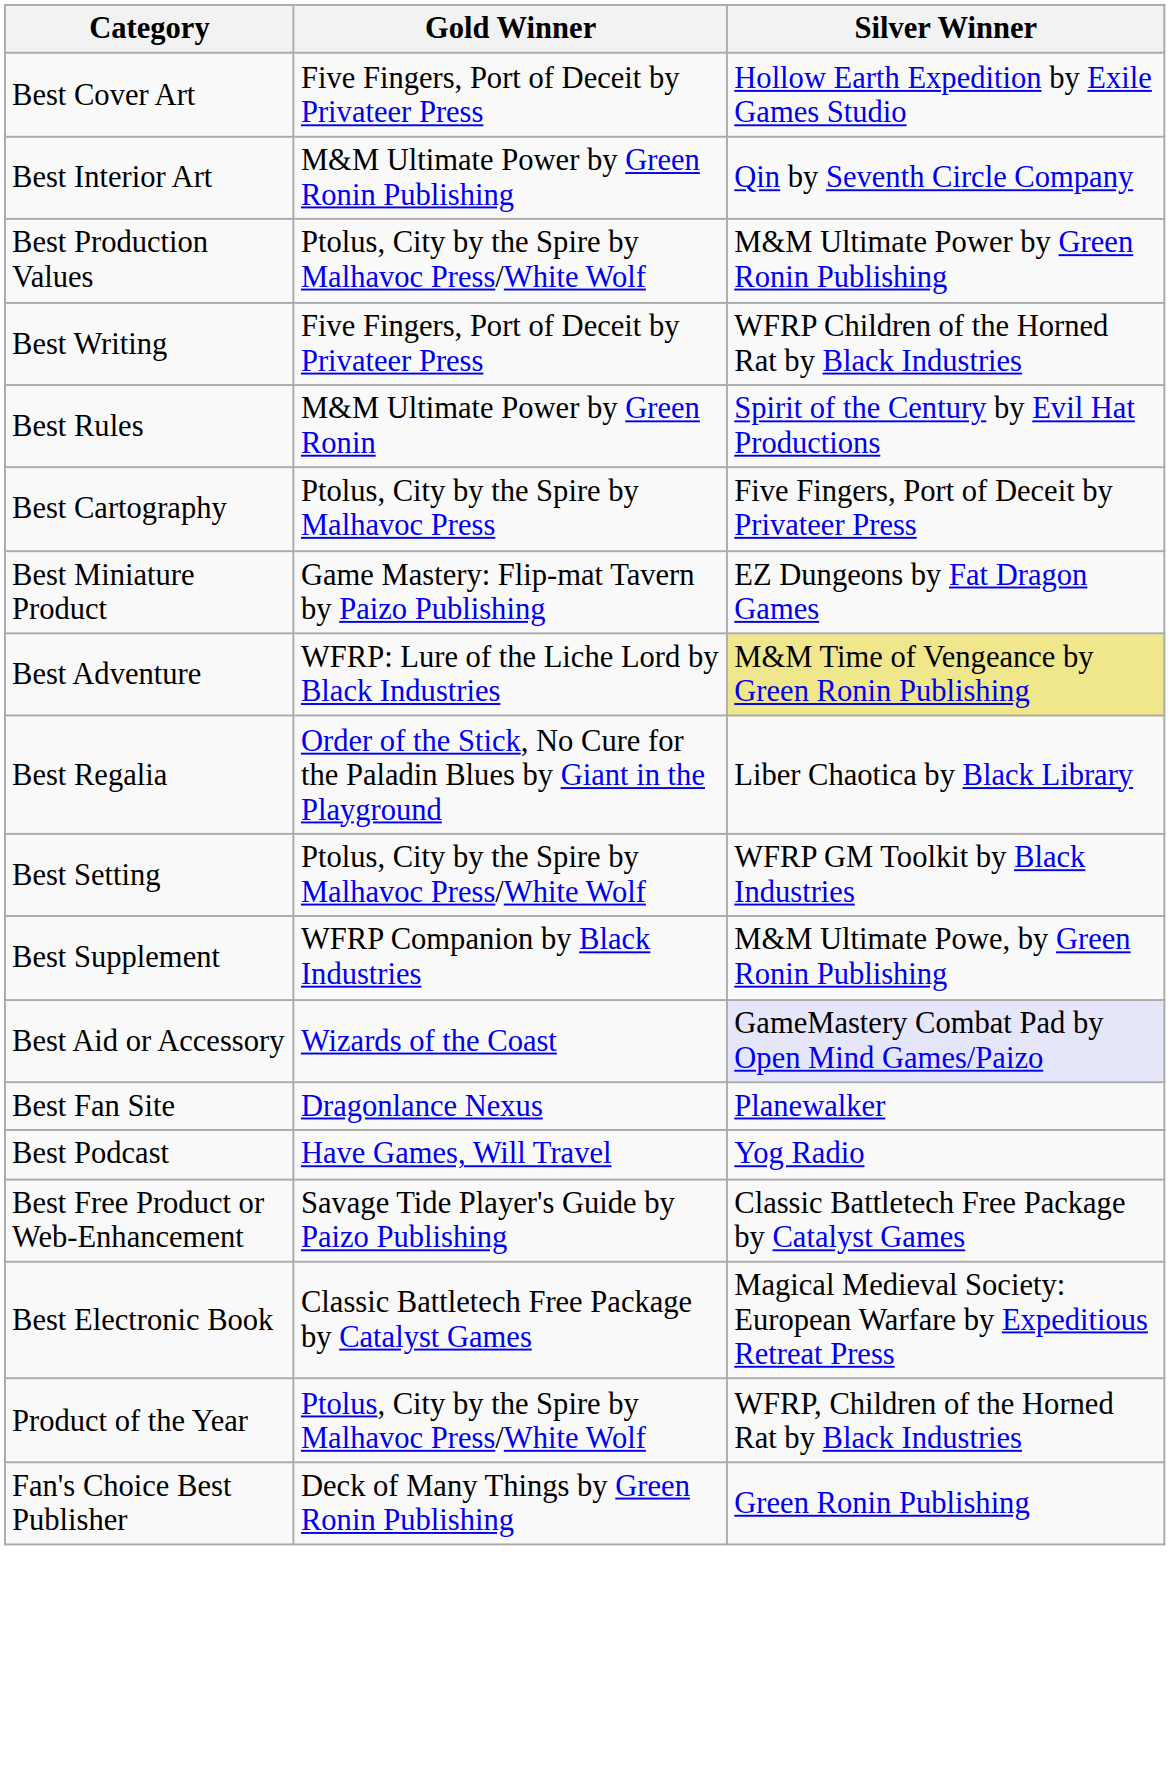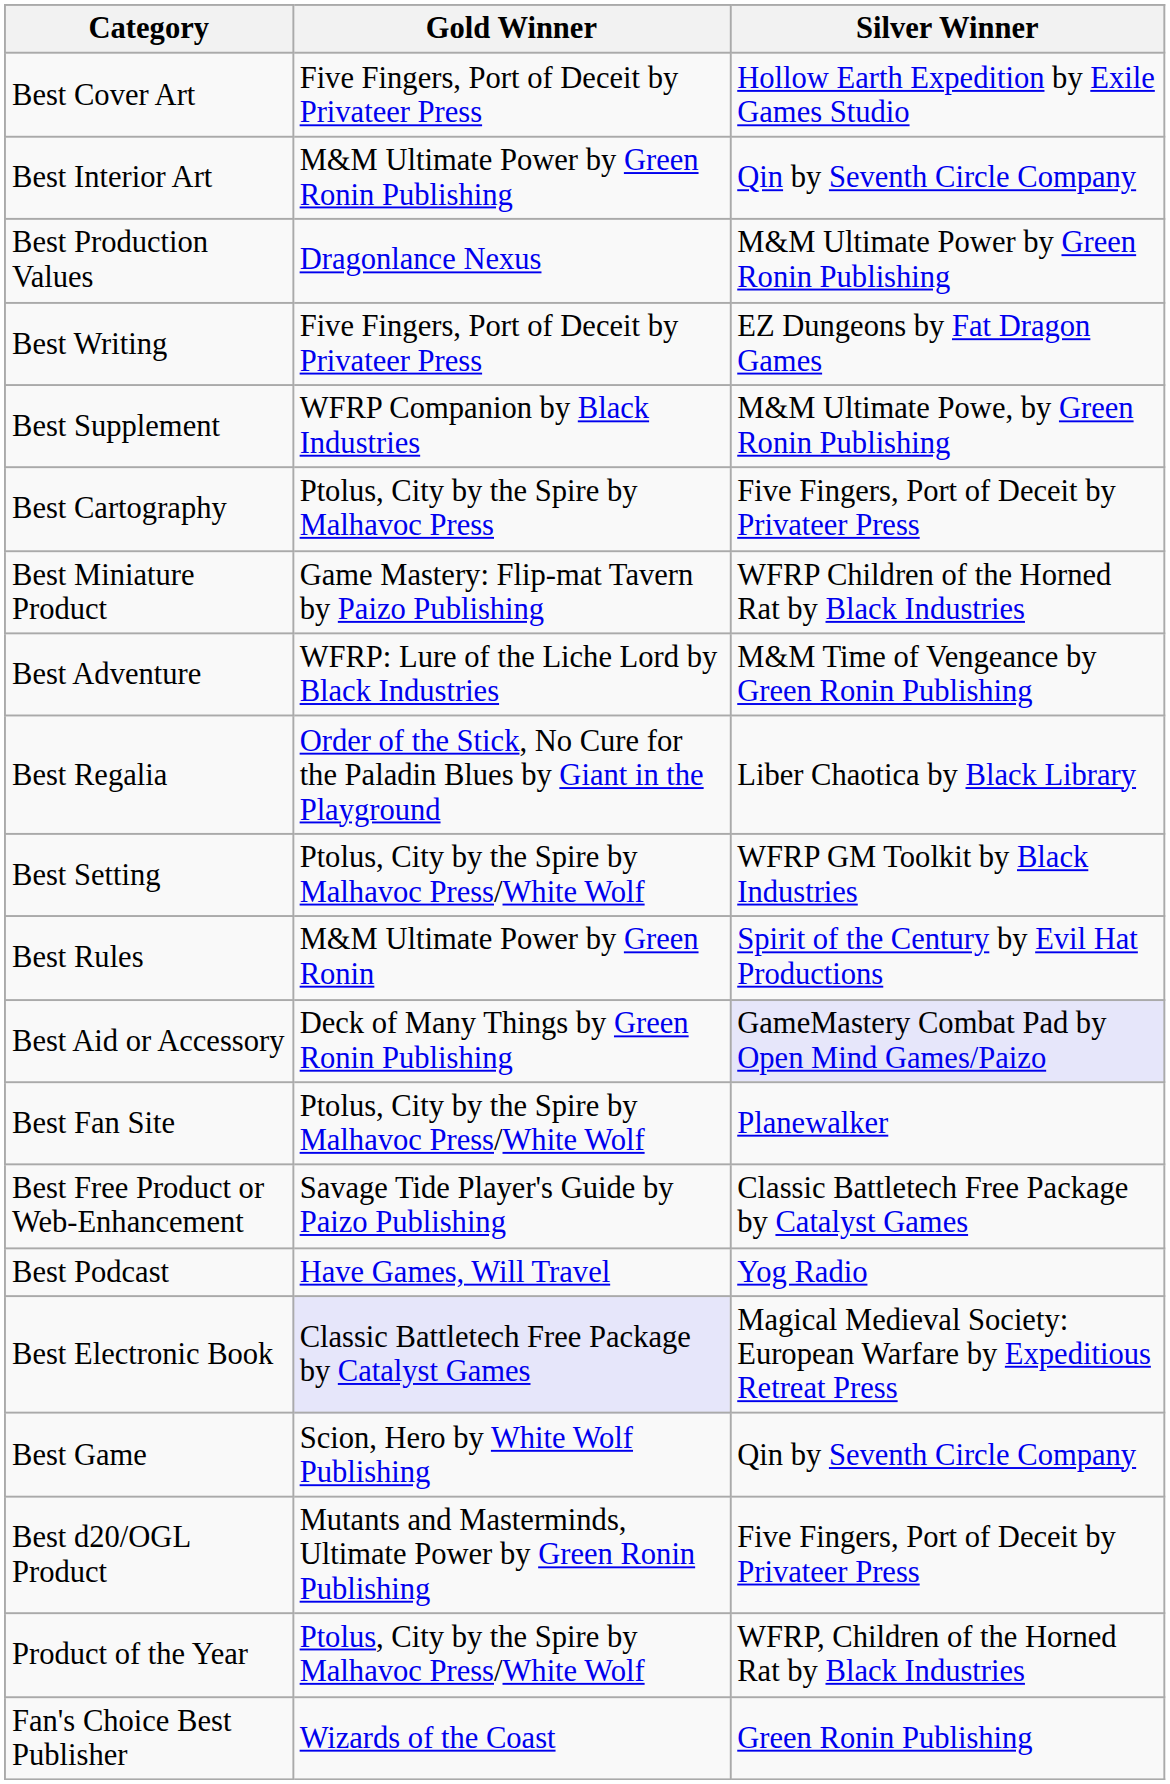(473, 260) Ptolus, City by the Spire by Malhavoc Press/White Wolf -> (421, 260) Dragonlance Nexus
(921, 342) WFRP Children of the Horned Rat by Black Industries -> (914, 342) EZ Dungeons by Fat Dragon Games
rows swapped: (78, 425) <-> (116, 957)
(911, 591) EZ Dungeons by Fat Dragon Games -> (924, 591) WFRP Children of the Horned Rat by Black Industries
(914, 674) khaki background -> (917, 674) no background
(429, 1040) Wizards of the Coast -> (494, 1040) Deck of Many Things by Green Ronin Publishing
(422, 1105) Dragonlance Nexus -> (472, 1122) Ptolus, City by the Spire by Malhavoc Press/White Wolf
rows swapped: (91, 1154) <-> (138, 1219)
(497, 1319) no background -> (495, 1354) lavender background
+ row: (79, 1454)
+ row: (102, 1554)
(495, 1502) Deck of Many Things by Green Ronin Publishing -> (428, 1737) Wizards of the Coast
